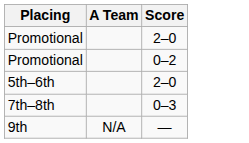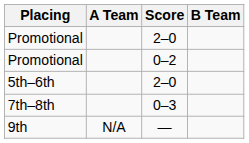+ column: (216, 15)
